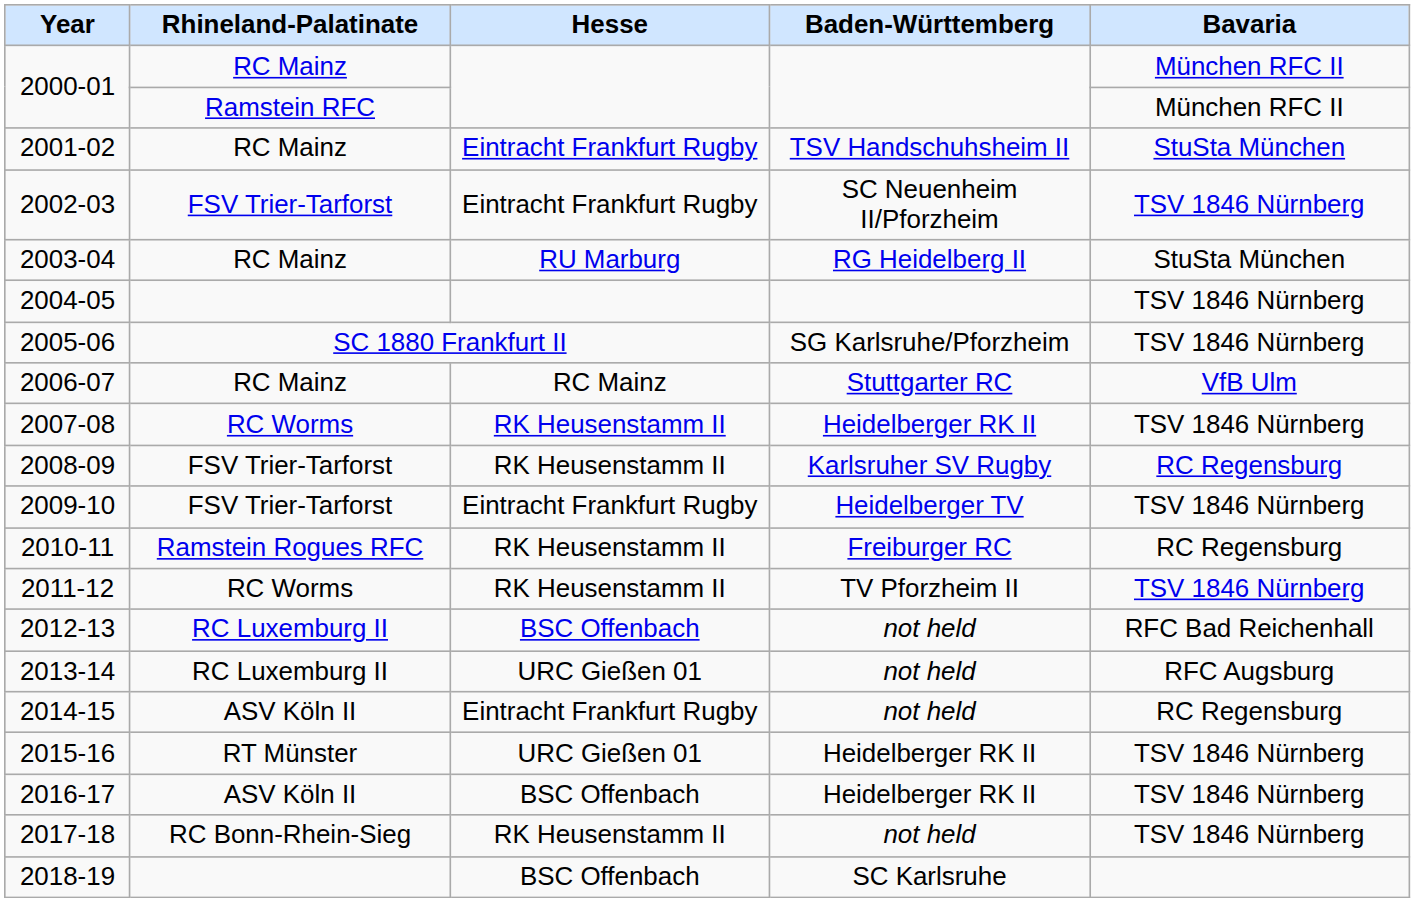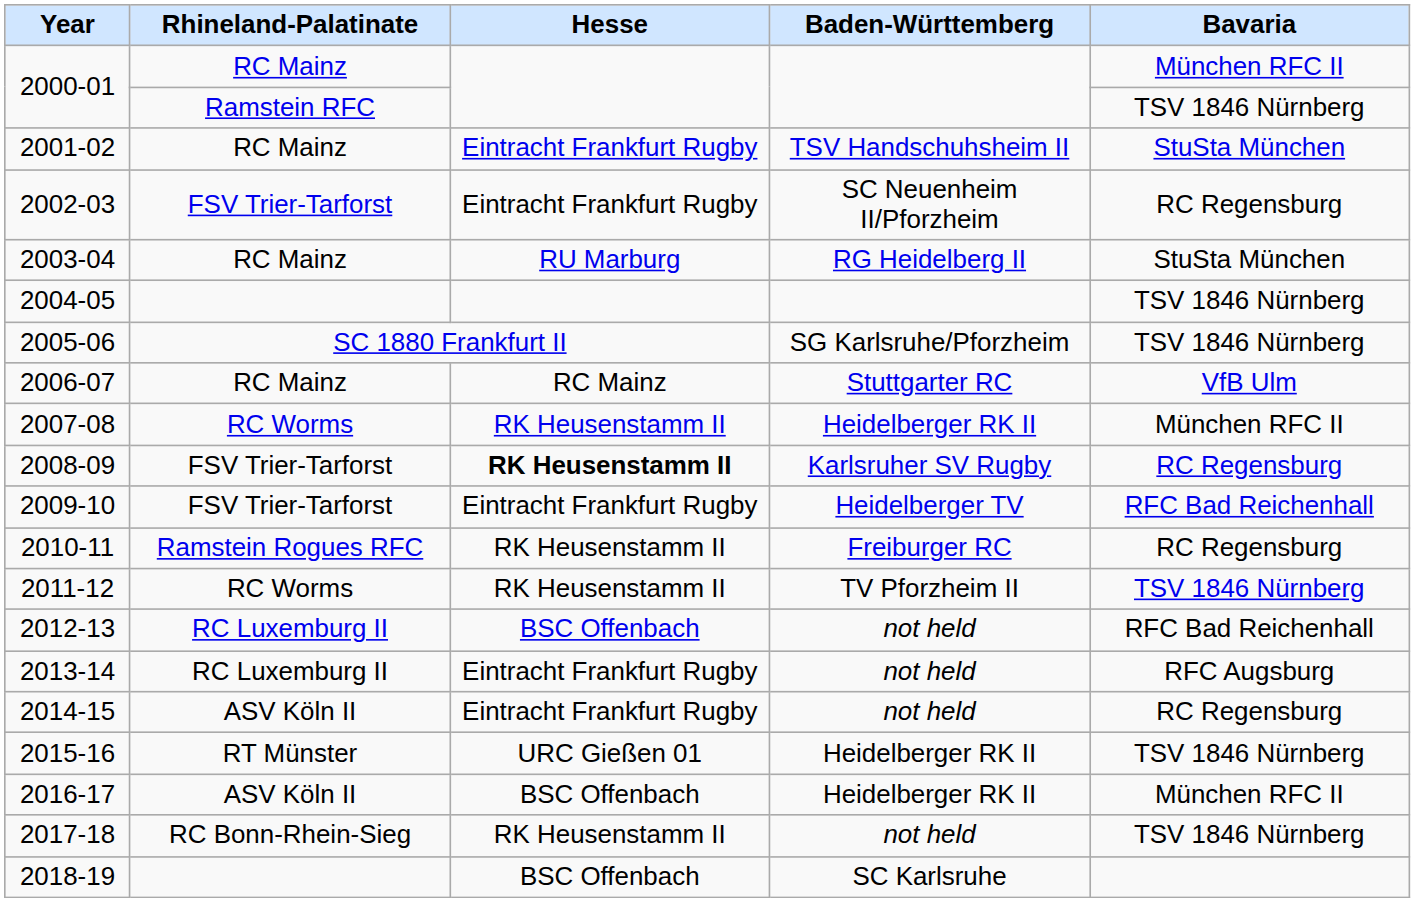(1249, 107) München RFC II -> (1249, 107) TSV 1846 Nürnberg
(1249, 204) TSV 1846 Nürnberg -> (1249, 204) RC Regensburg
(1249, 424) TSV 1846 Nürnberg -> (1249, 424) München RFC II
(610, 465) normal -> (610, 465) bold
(1249, 506) TSV 1846 Nürnberg -> (1249, 506) RFC Bad Reichenhall
(610, 670) URC Gießen 01 -> (610, 670) Eintracht Frankfurt Rugby
(1249, 794) TSV 1846 Nürnberg -> (1249, 794) München RFC II
